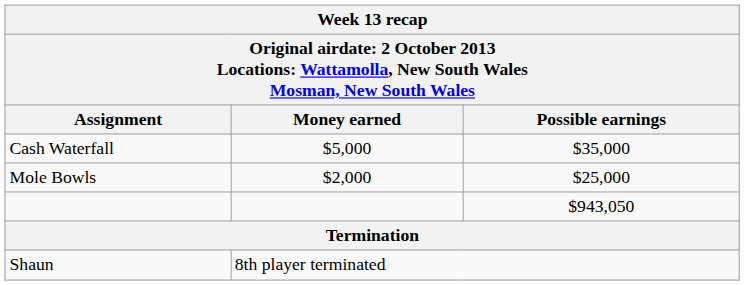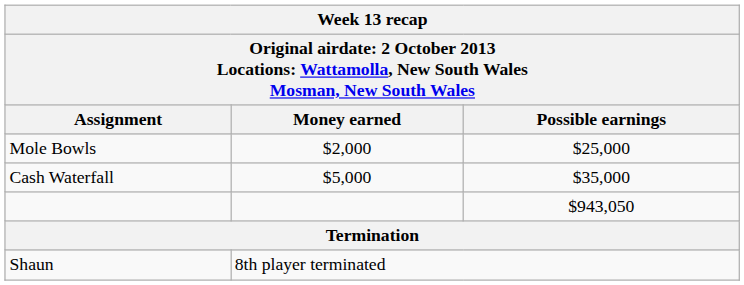rows swapped: (62, 148) <-> (53, 177)
